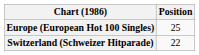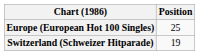(176, 43) 22 -> (176, 43) 19
